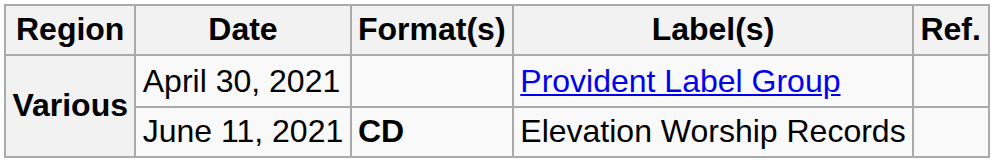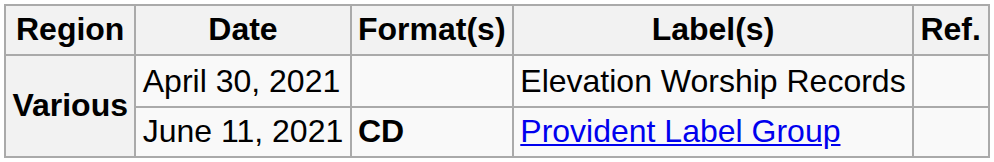(680, 80) Provident Label Group -> (713, 80) Elevation Worship Records
(713, 131) Elevation Worship Records -> (680, 131) Provident Label Group
